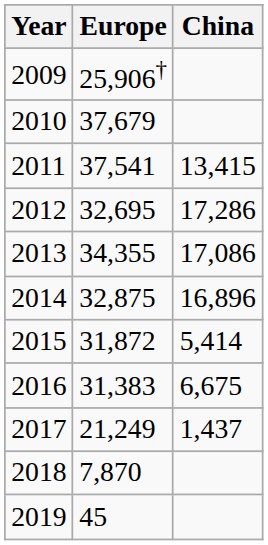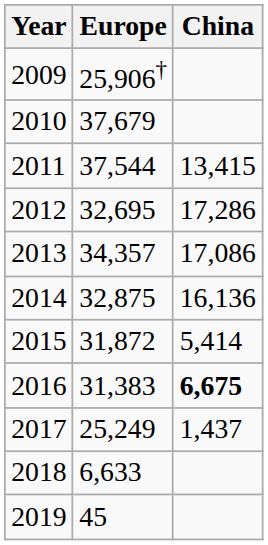(117, 165) 37,541 -> (117, 165) 37,544
(117, 253) 34,355 -> (117, 253) 34,357
(218, 297) 16,896 -> (218, 297) 16,136
(211, 385) normal -> (211, 385) bold
(117, 429) 21,249 -> (117, 429) 25,249
(111, 472) 7,870 -> (111, 472) 6,633
